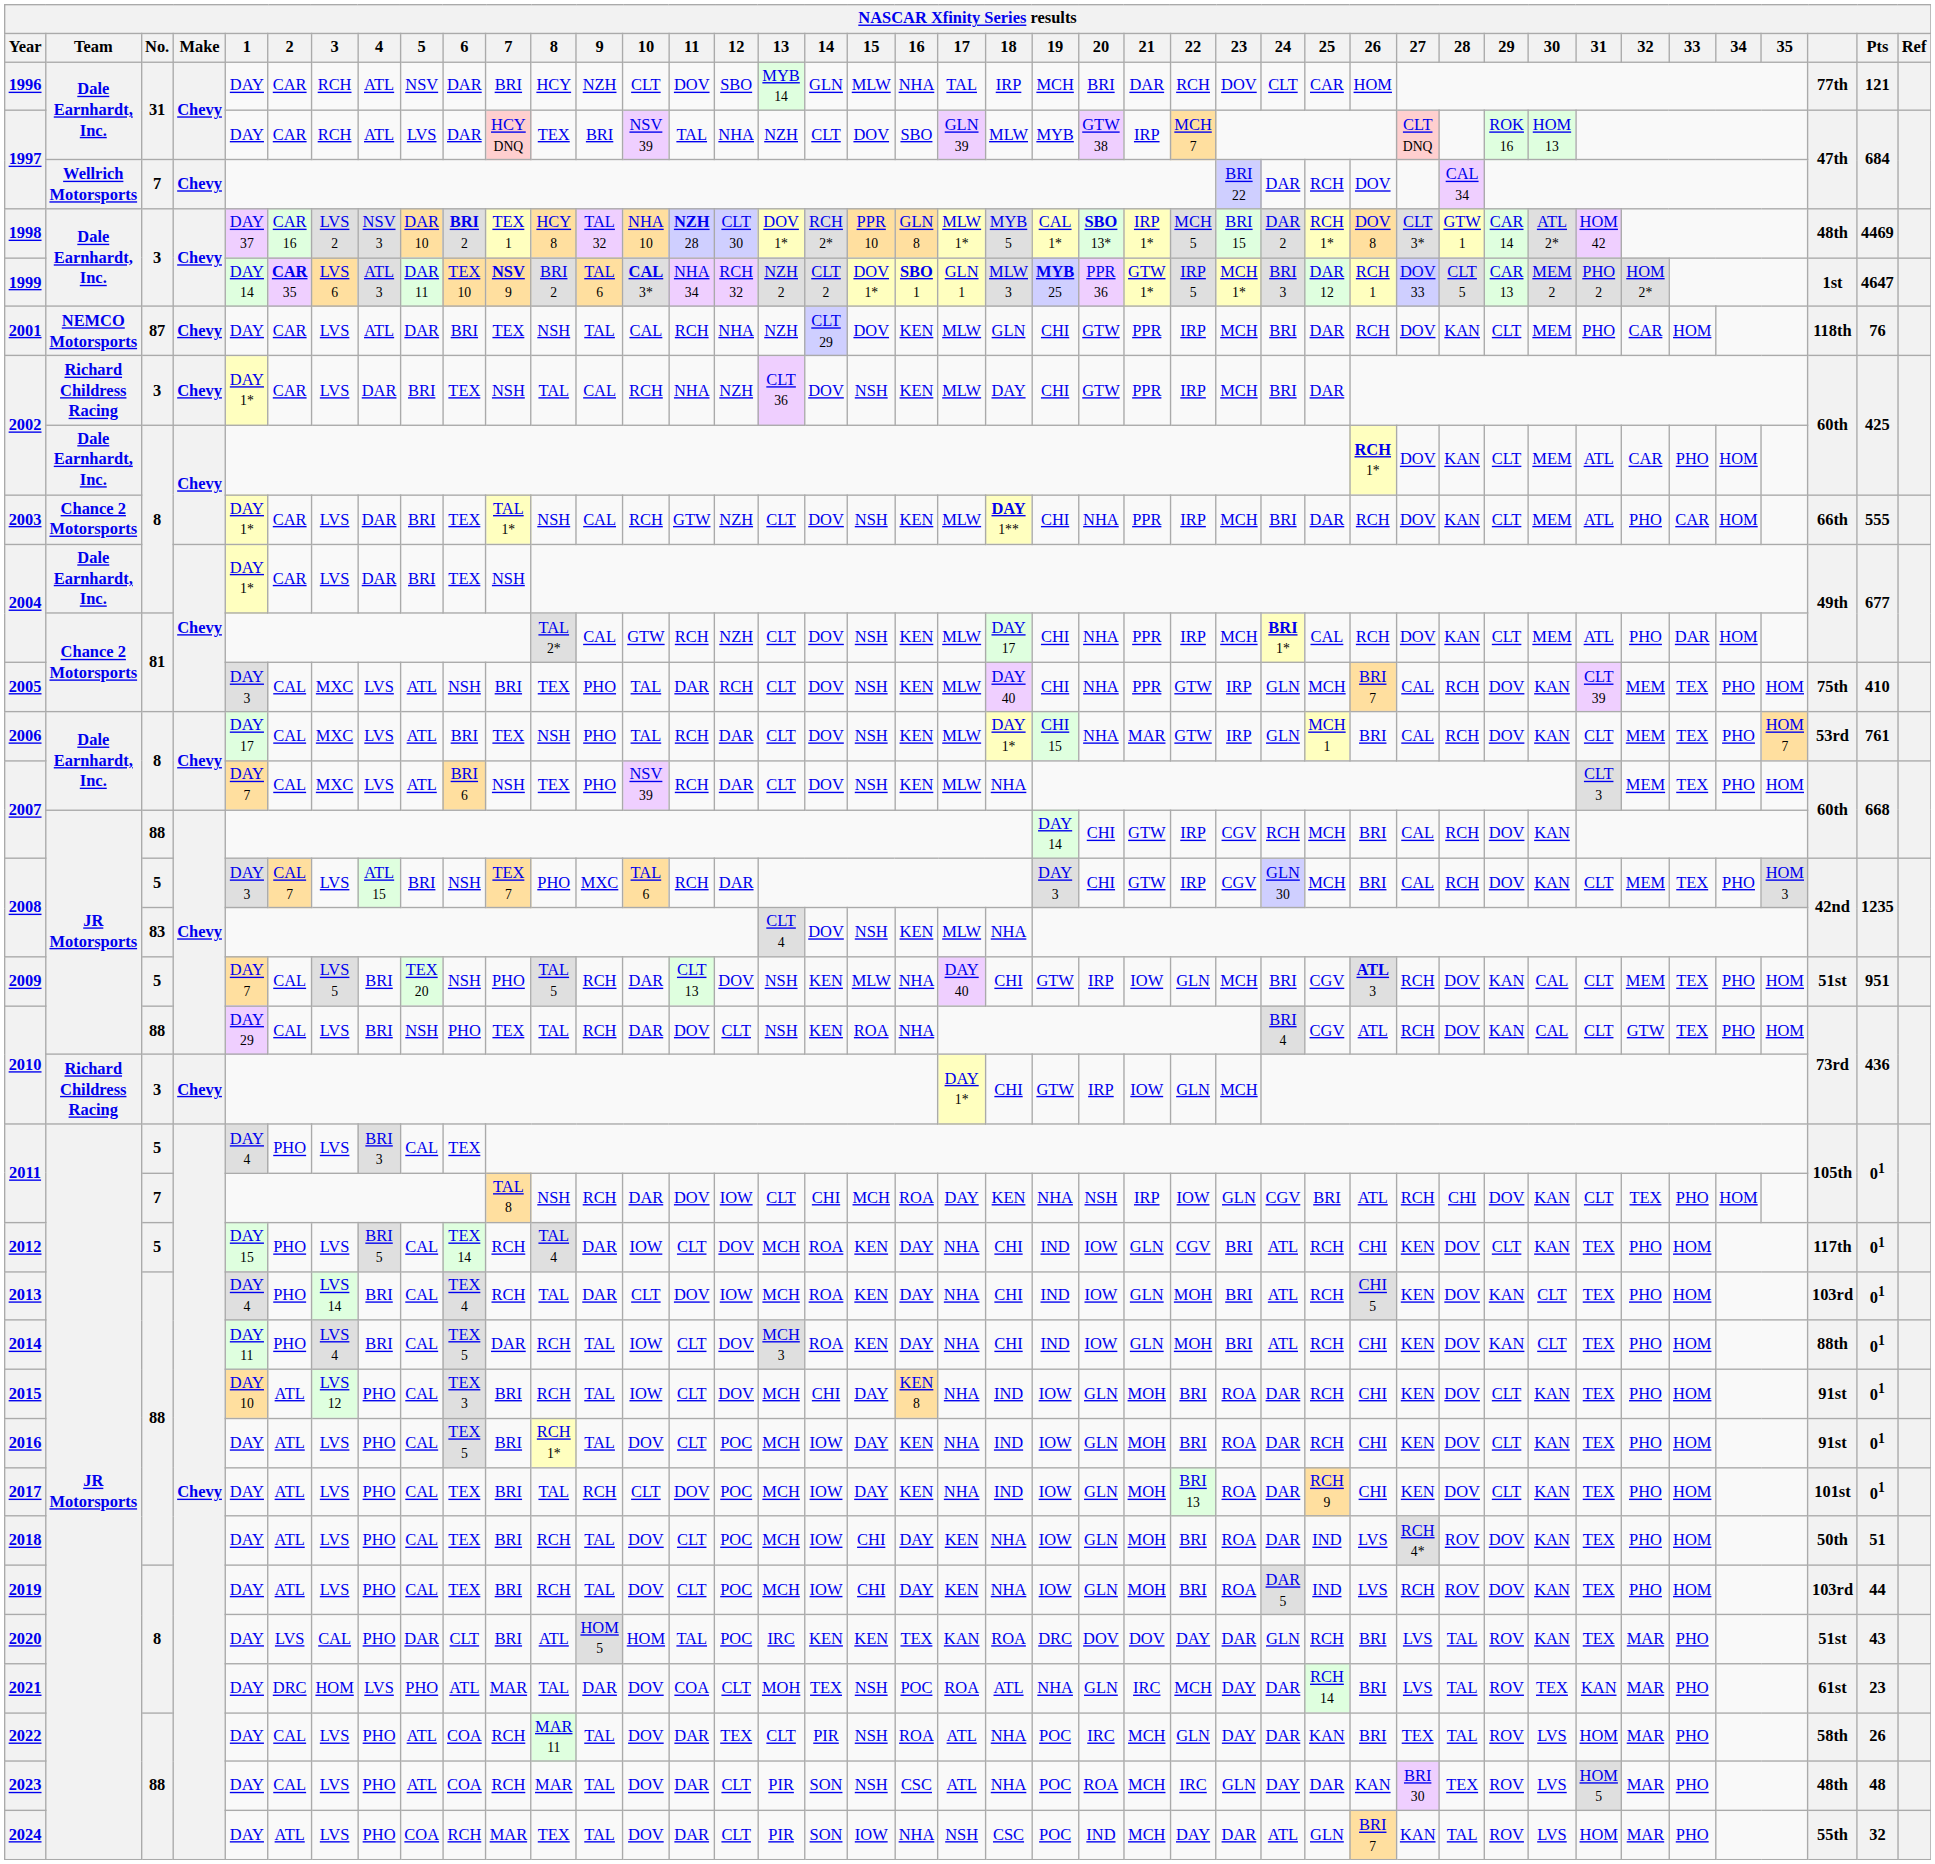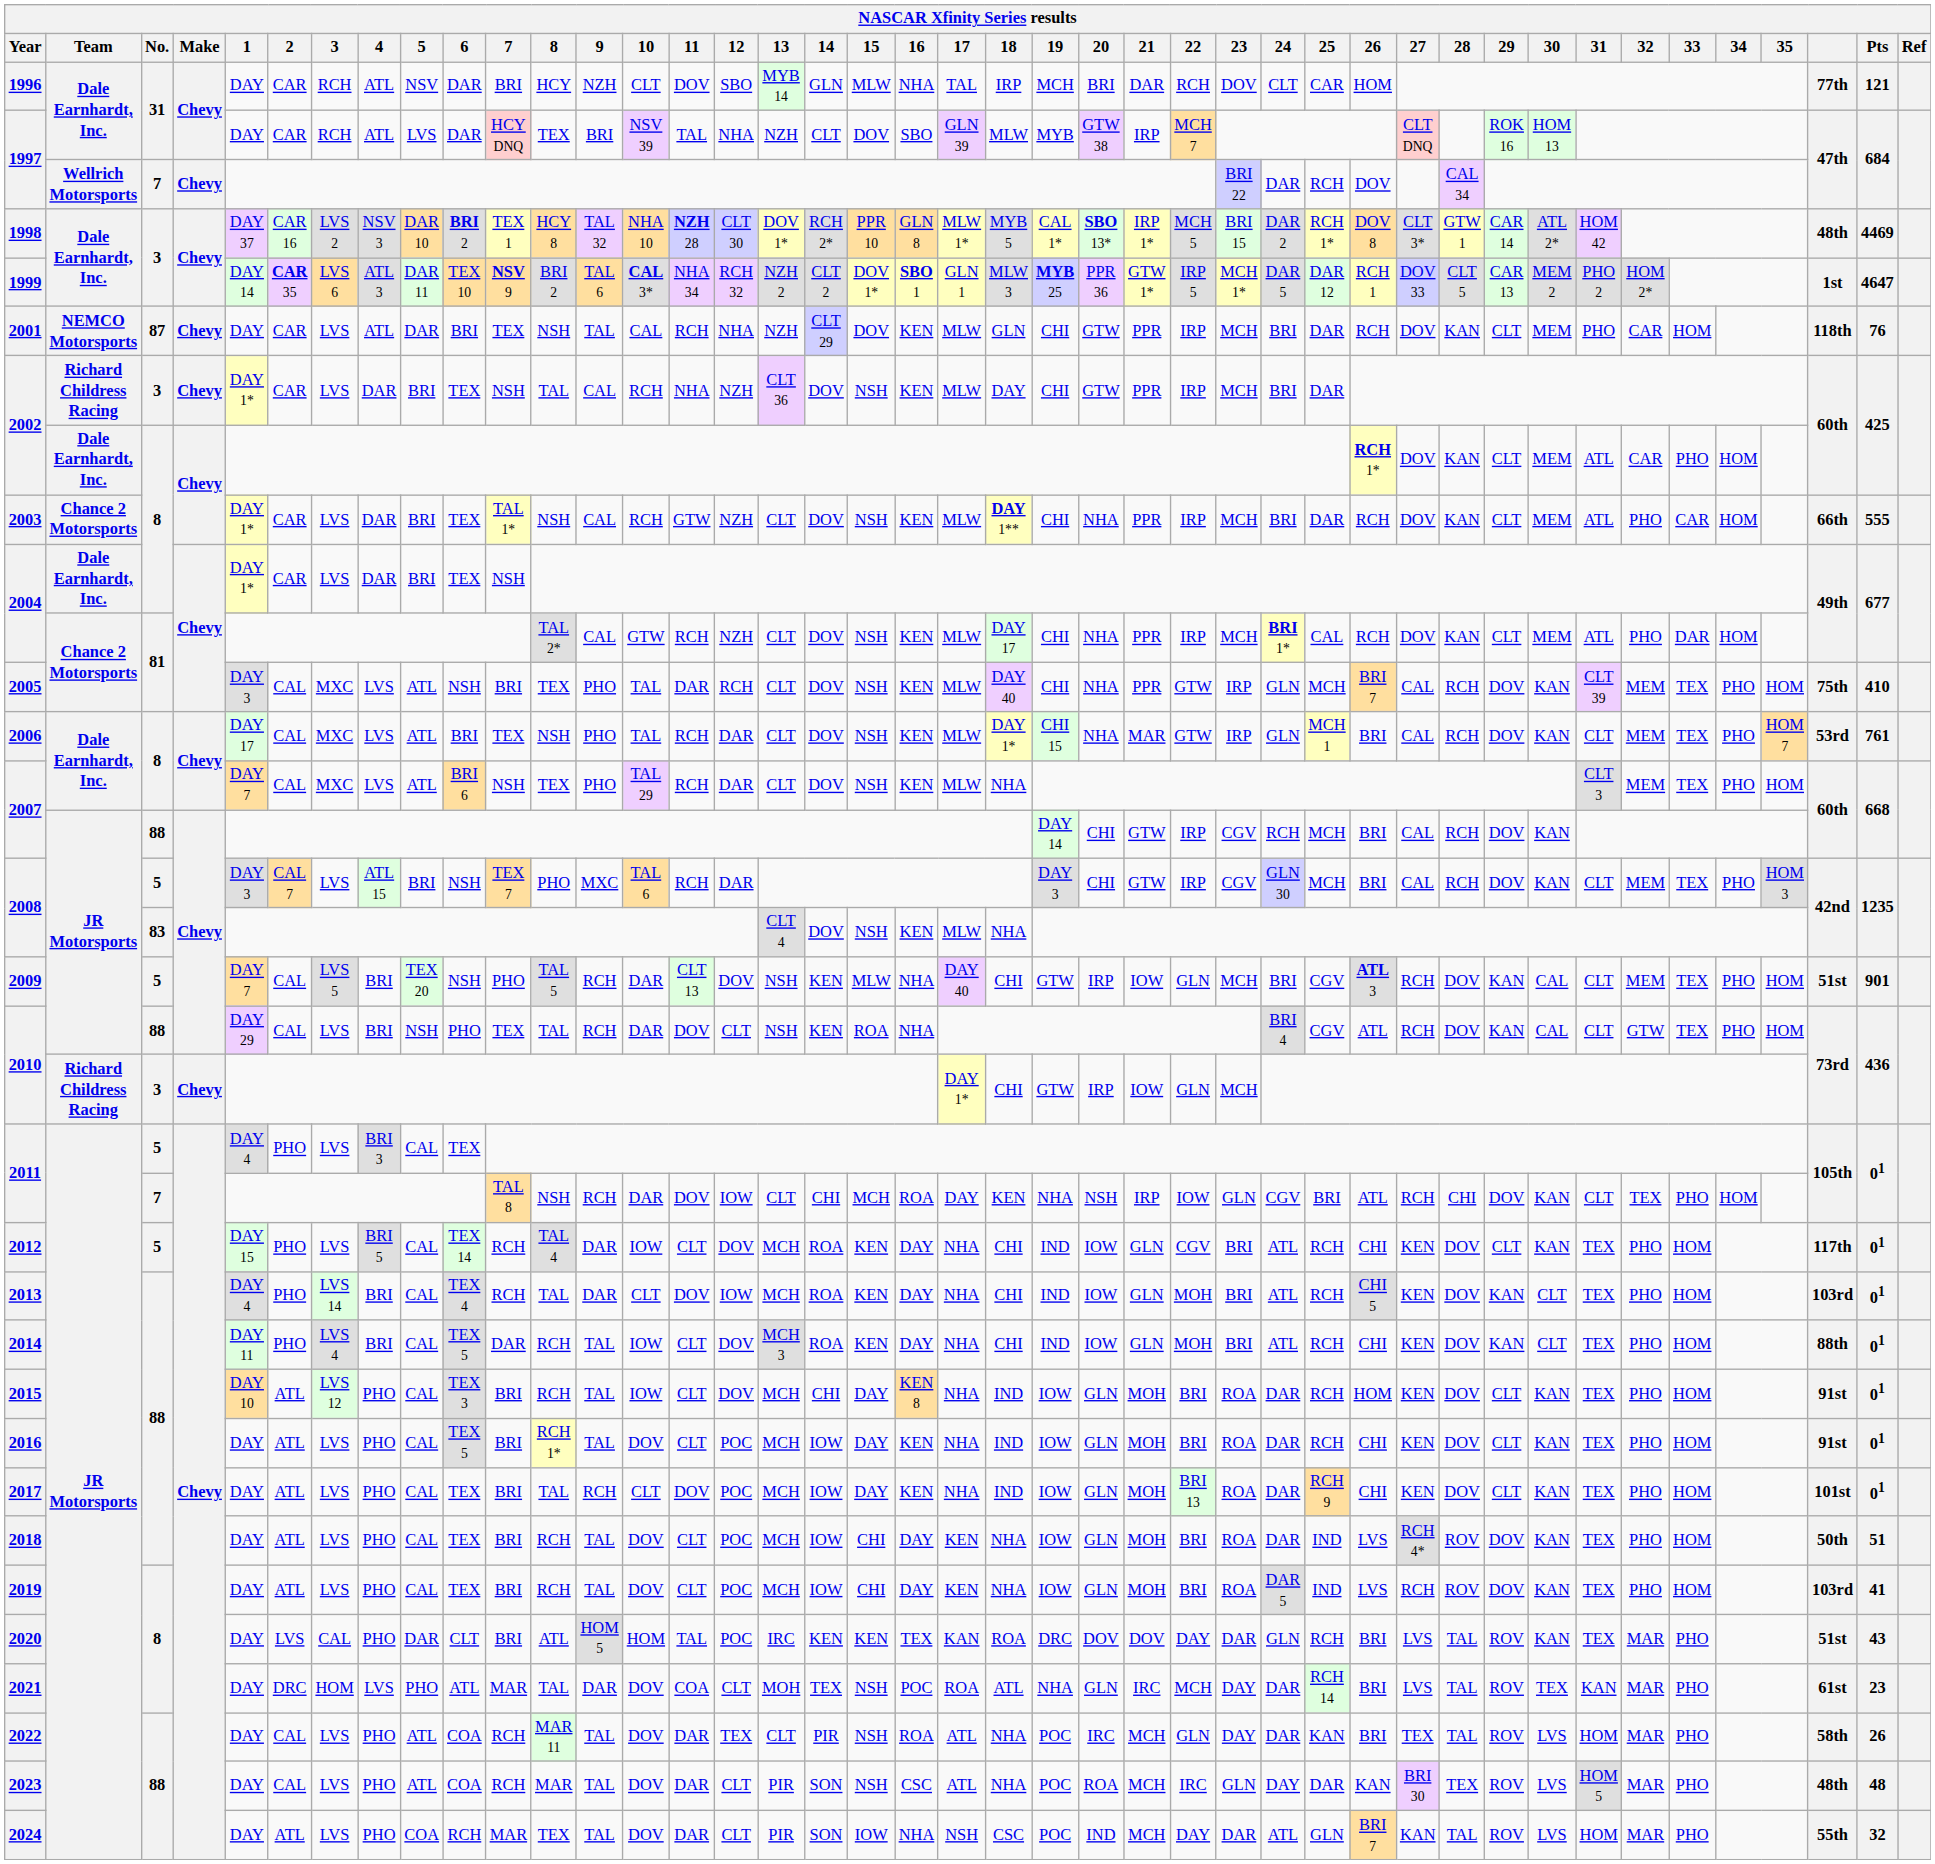(1283, 281) BRI 3 -> (1283, 281) DAR 5
(646, 784) NSV 39 -> (646, 784) TAL 29
(1877, 980) 951 -> (1877, 980) 901
(1373, 1393) CHI -> (1373, 1393) HOM
(1877, 1589) 44 -> (1877, 1589) 41
